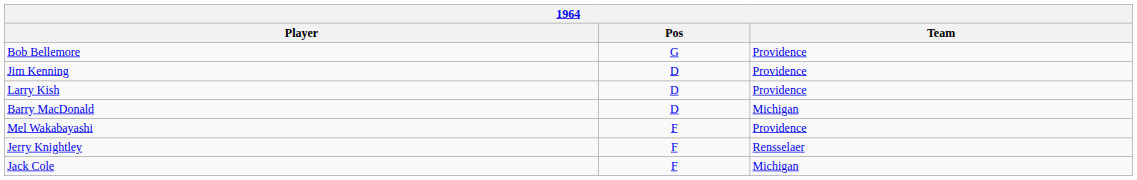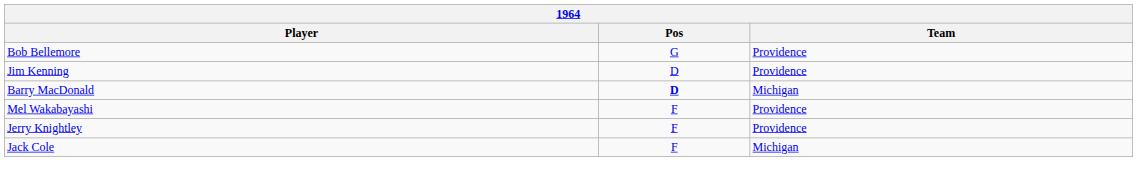- row: (33, 90)
(674, 109) normal -> (674, 90) bold
(779, 147) Rensselaer -> (780, 128) Providence
